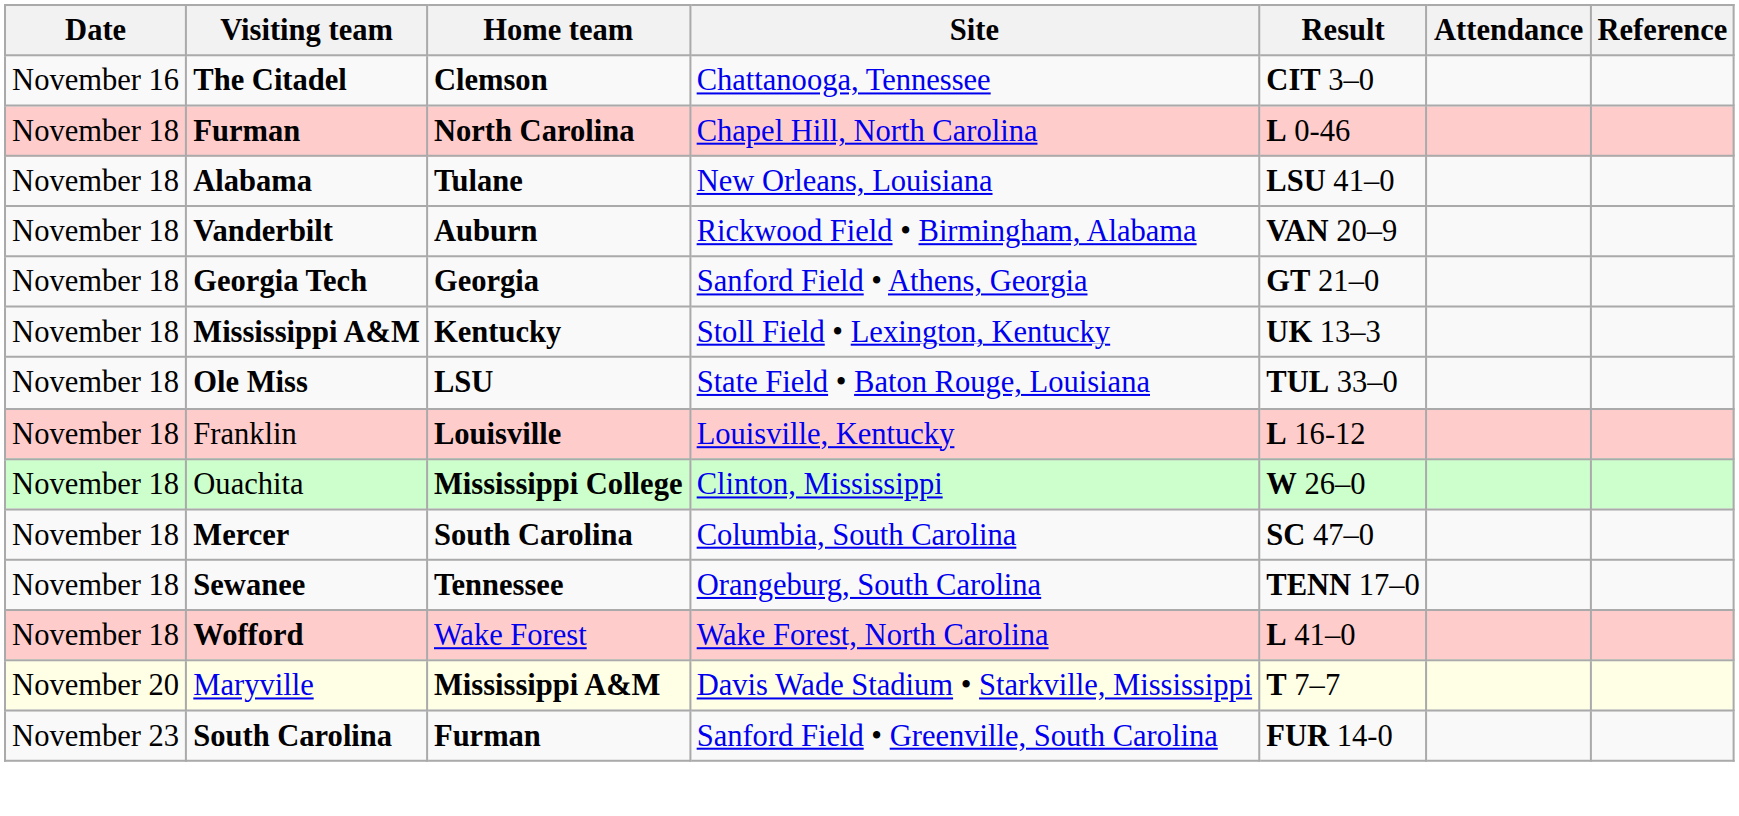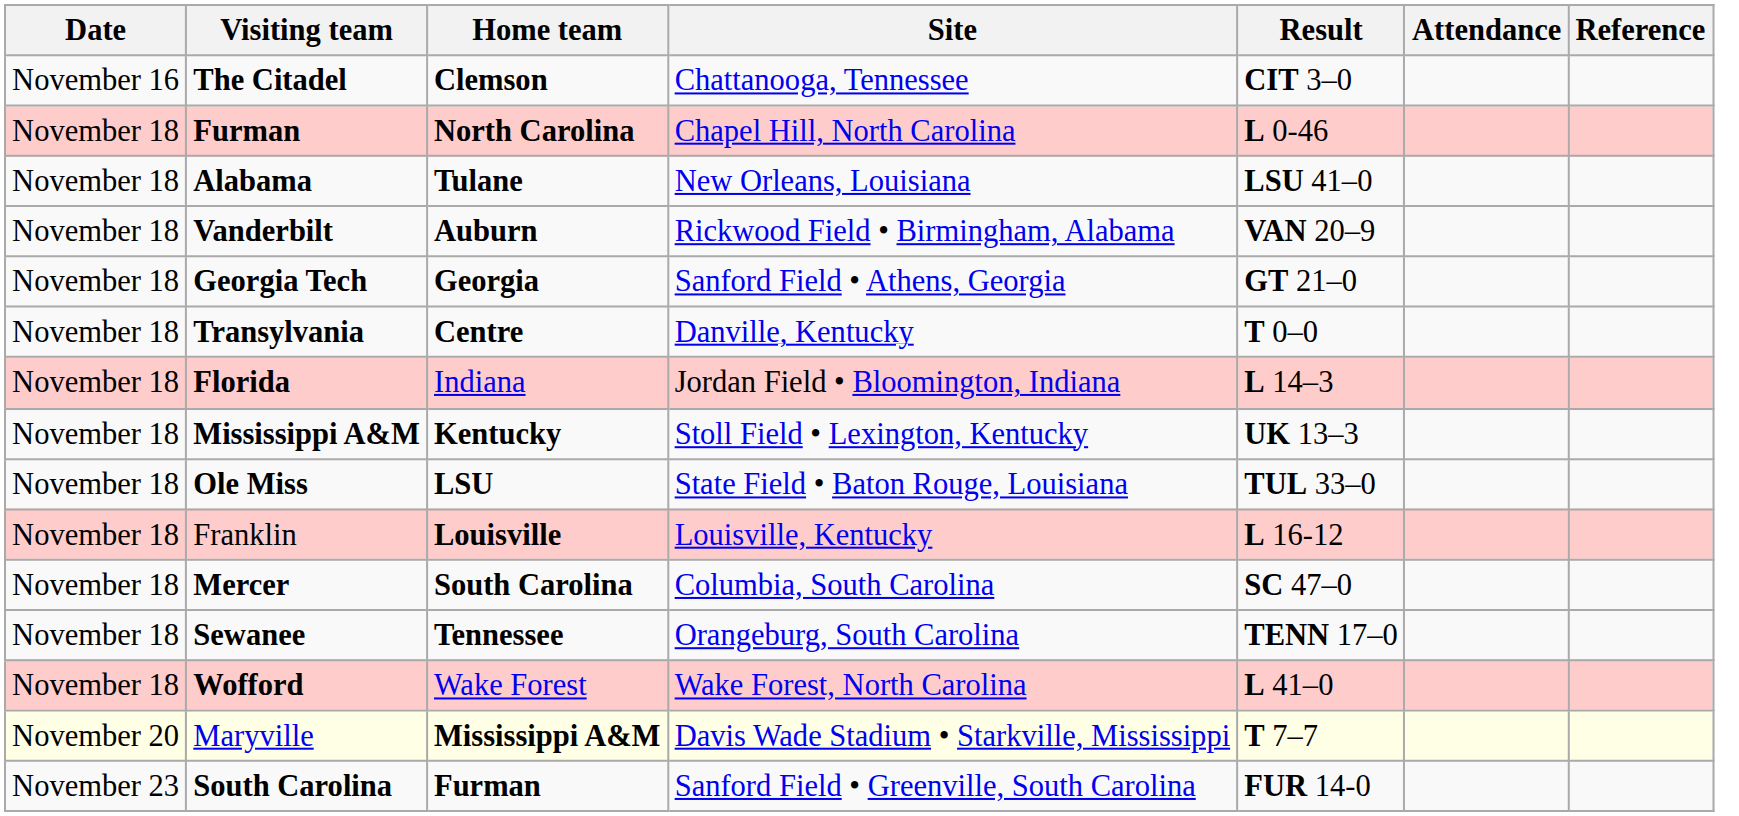+ row: (279, 332)
+ row: (242, 382)
- row: (248, 483)
